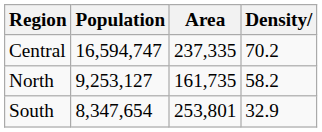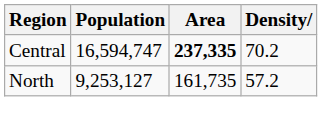(205, 50) normal -> (205, 50) bold
(262, 80) 58.2 -> (262, 80) 57.2
- row: (31, 111)
